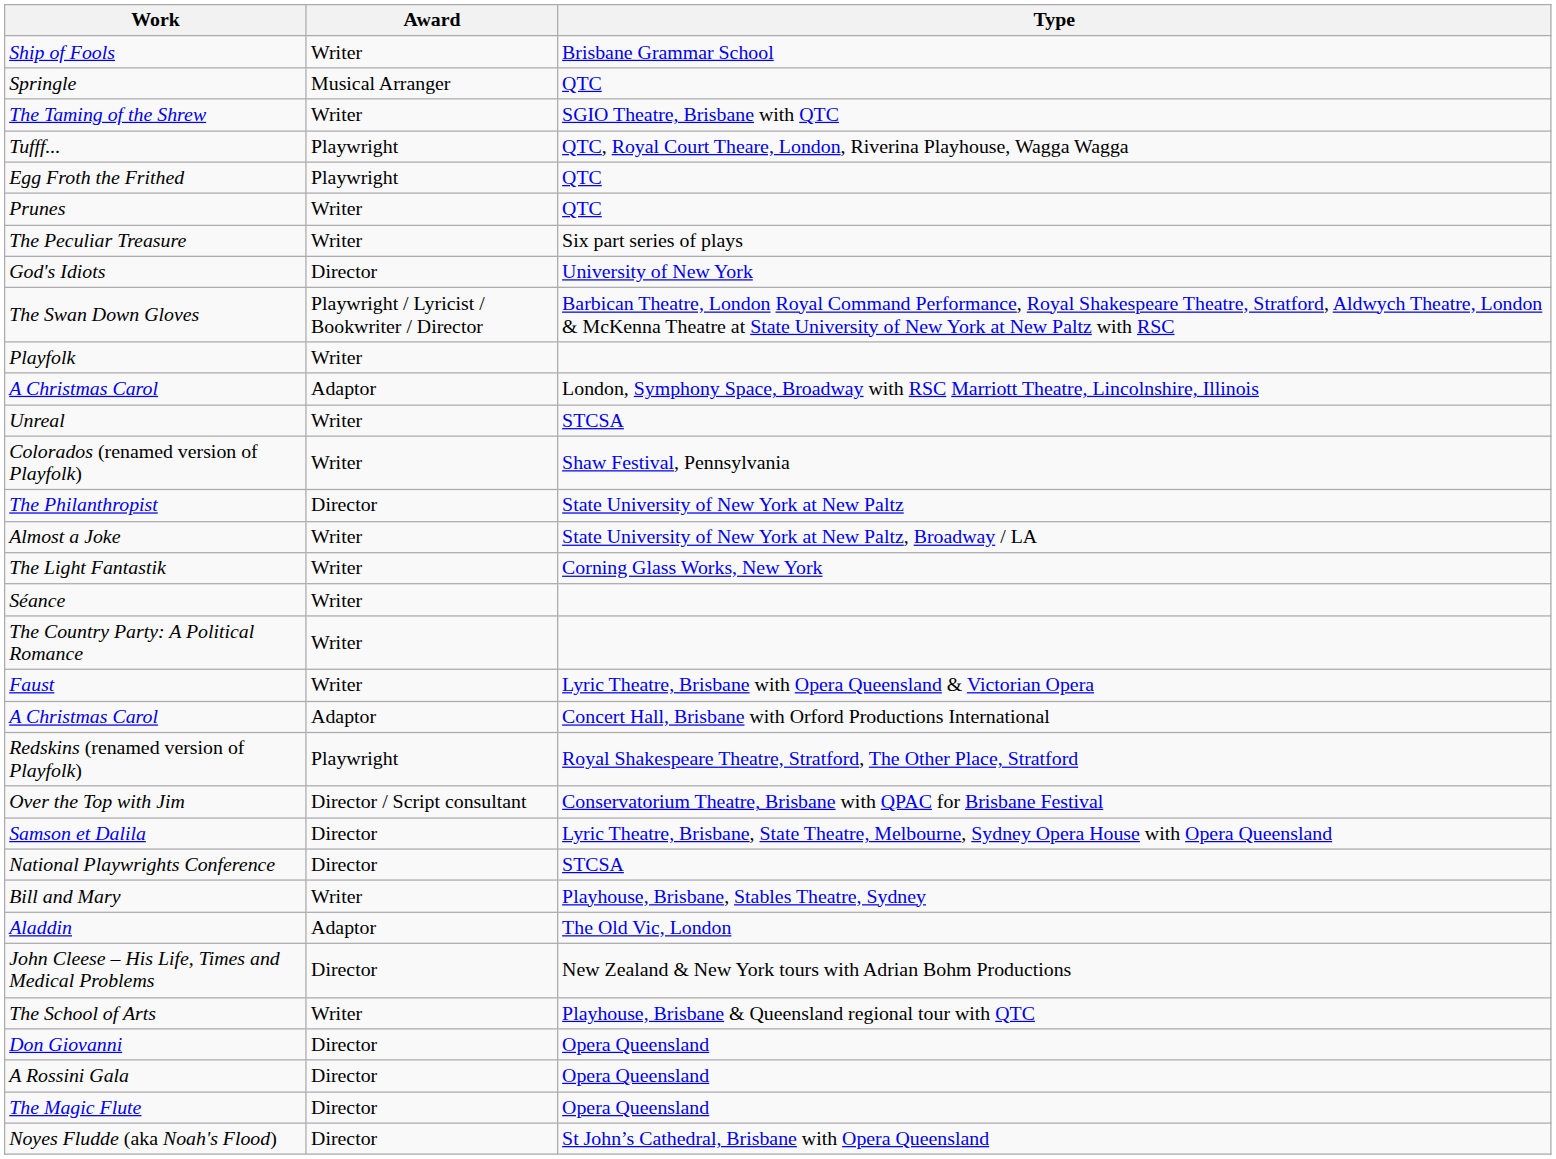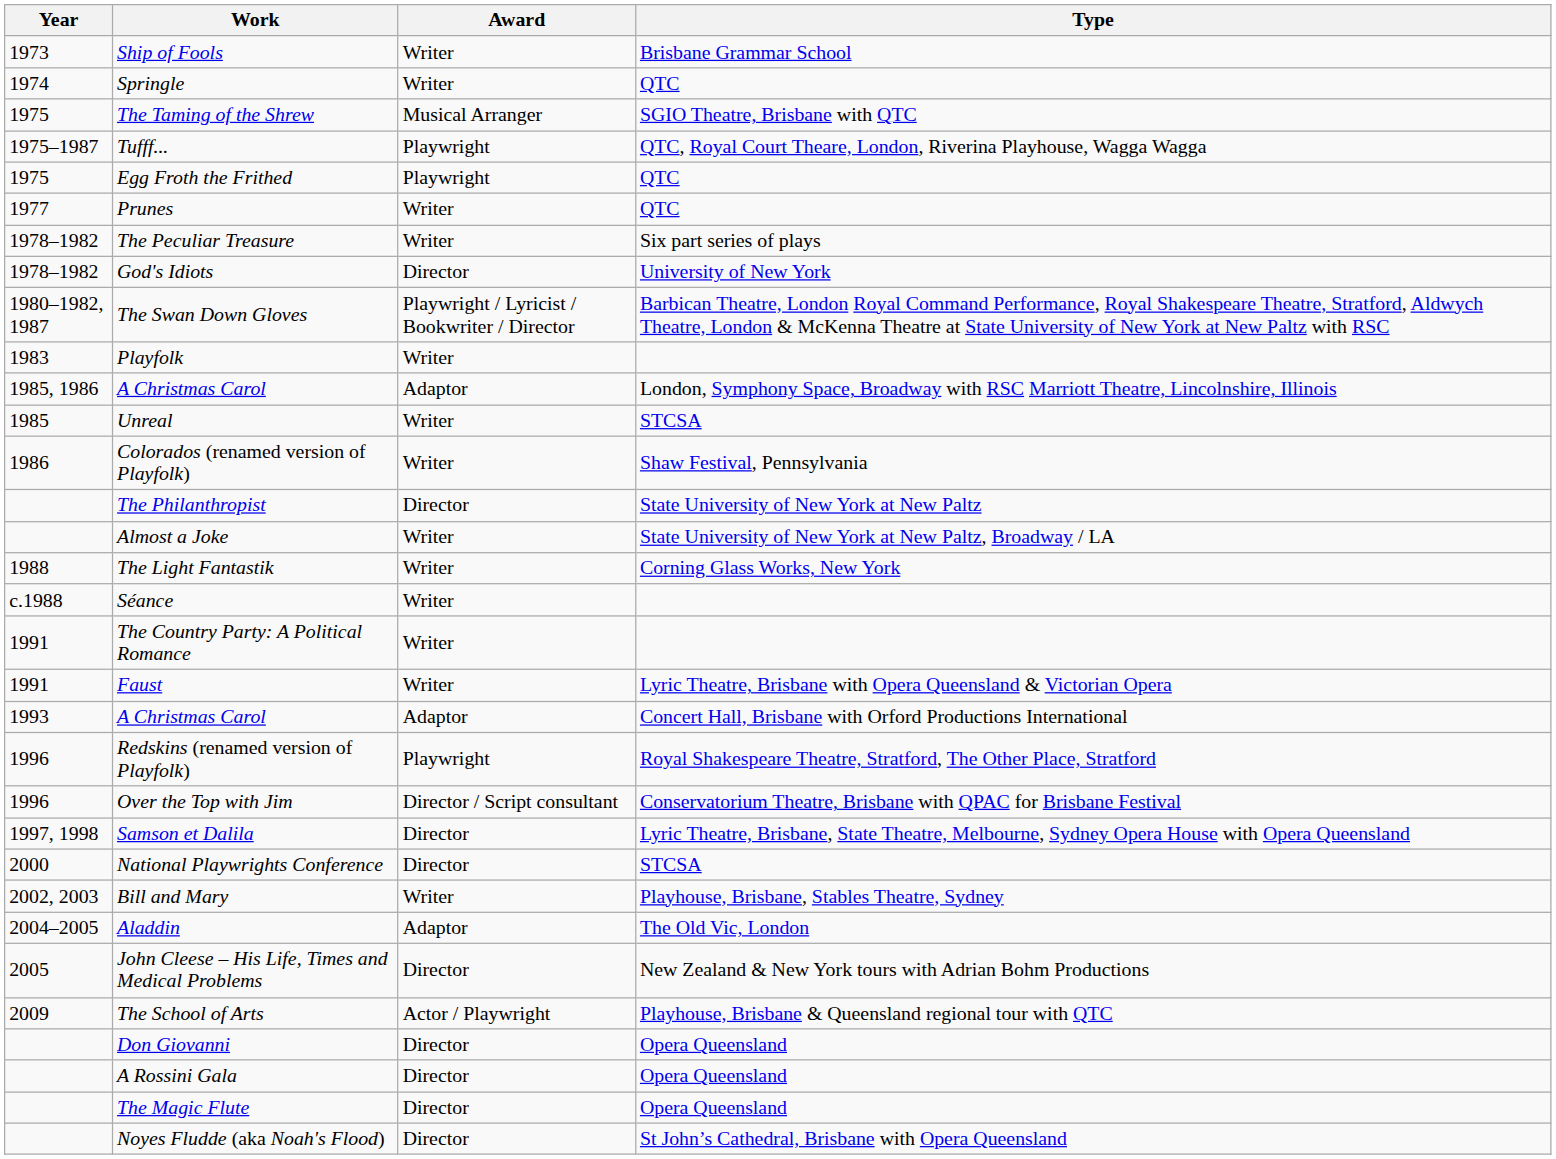+ column: (59, 20)
(381, 83) Musical Arranger -> (428, 83) Writer
(337, 114) Writer -> (472, 114) Musical Arranger
(337, 1012) Writer -> (476, 1012) Actor / Playwright
